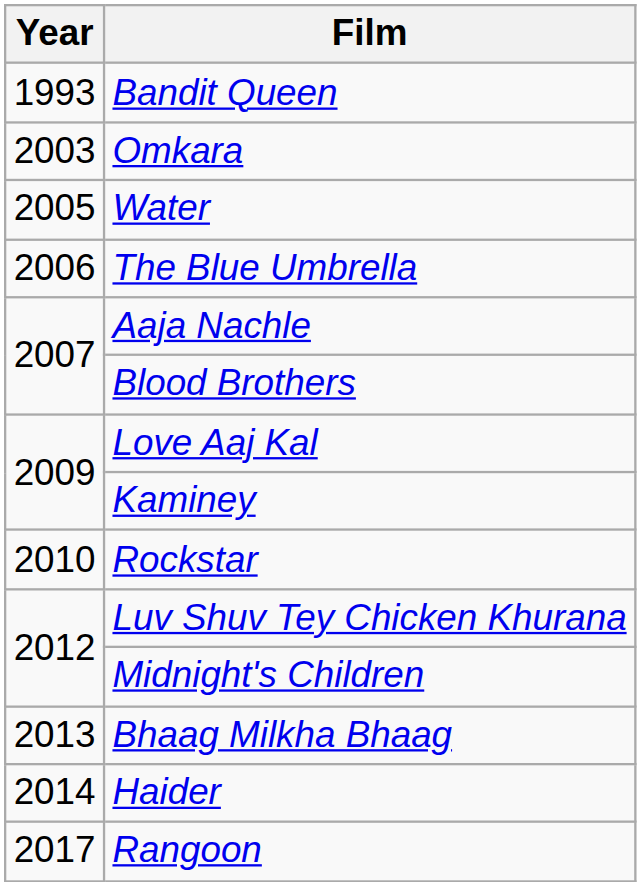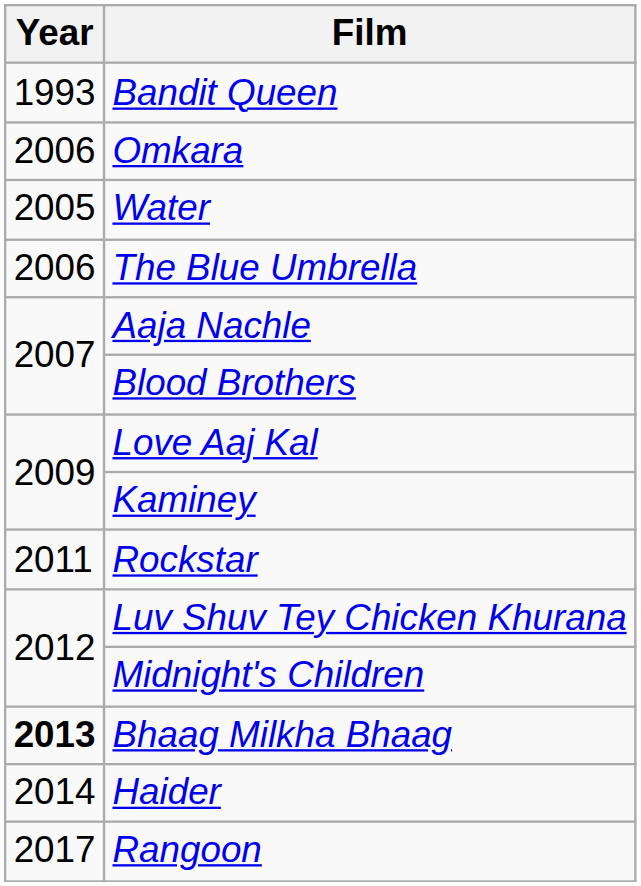(55, 150) 2003 -> (55, 150) 2006
(55, 558) 2010 -> (53, 558) 2011
(55, 734) normal -> (55, 734) bold
